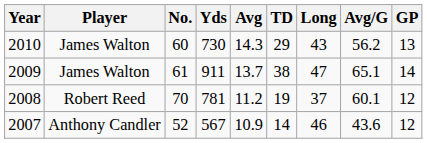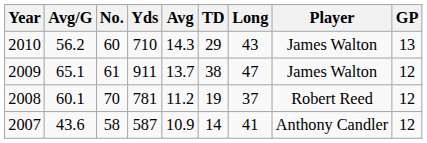columns swapped: (105, 18) <-> (366, 18)
(213, 44) 730 -> (145, 44) 710
(407, 71) 14 -> (407, 71) 12
(180, 125) 52 -> (112, 125) 58
(213, 125) 567 -> (145, 125) 587
(319, 125) 46 -> (250, 125) 41
